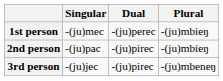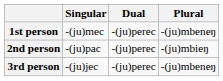(185, 31) -(ju)mbieŋ -> (189, 31) -(ju)mbeneŋ
(133, 48) -(ju)pirec -> (134, 48) -(ju)perec
(133, 66) -(ju)pirec -> (134, 66) -(ju)perec
